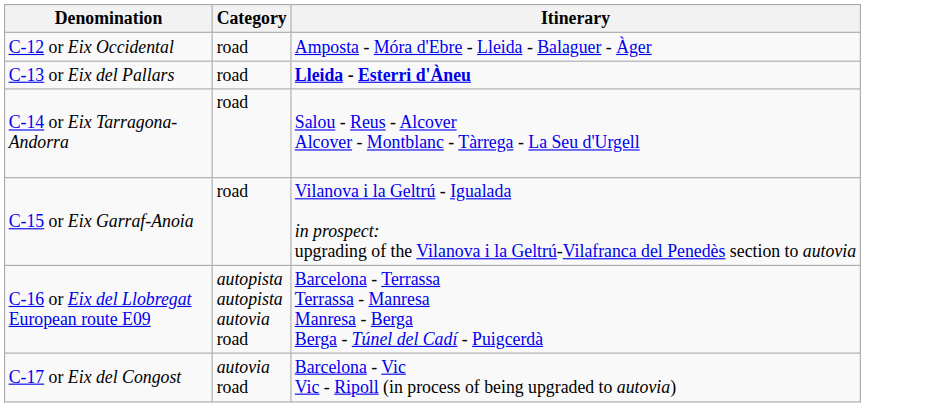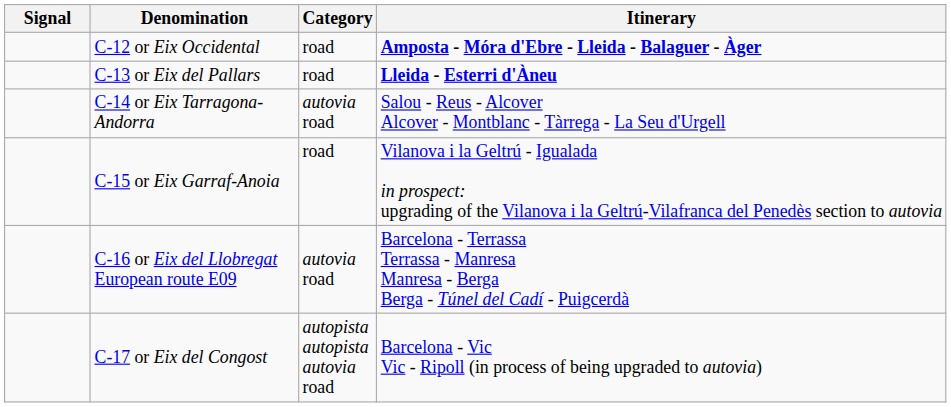+ column: (47, 18)
(473, 46) normal -> (571, 46) bold
(232, 103) road -> (329, 113) autovia road
(250, 309) autopista autopista autovia road -> (329, 269) autovia road
(243, 377) autovia road -> (336, 357) autopista autopista autovia road
